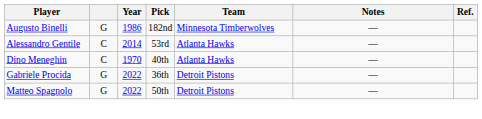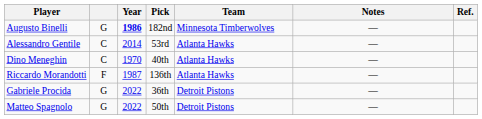(132, 28) normal -> (132, 28) bold
+ row: (47, 75)
